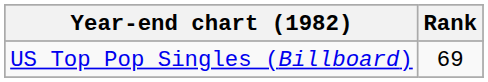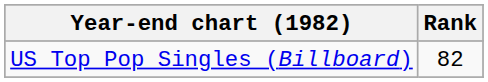(450, 60) 69 -> (450, 60) 82
